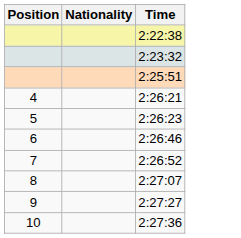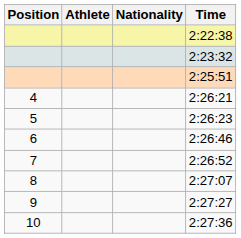+ column: (87, 14)
